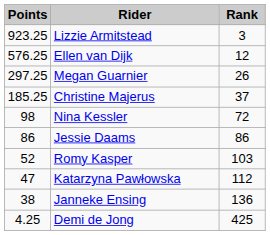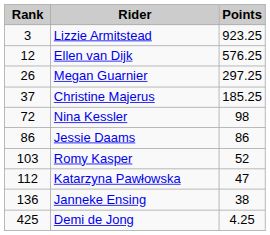columns swapped: (242, 14) <-> (28, 14)
